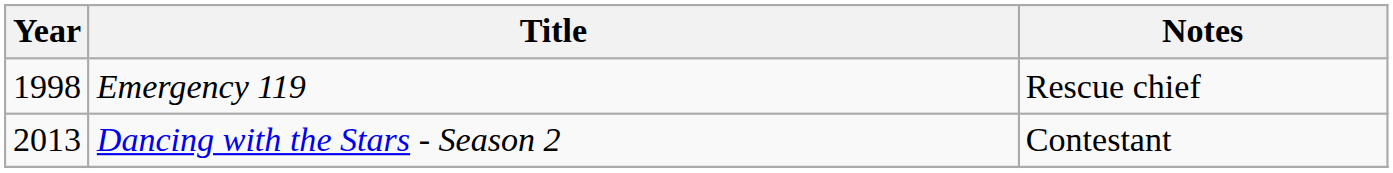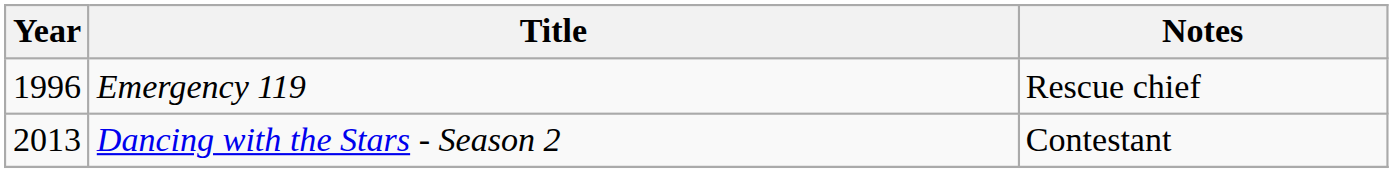(47, 85) 1998 -> (47, 85) 1996
